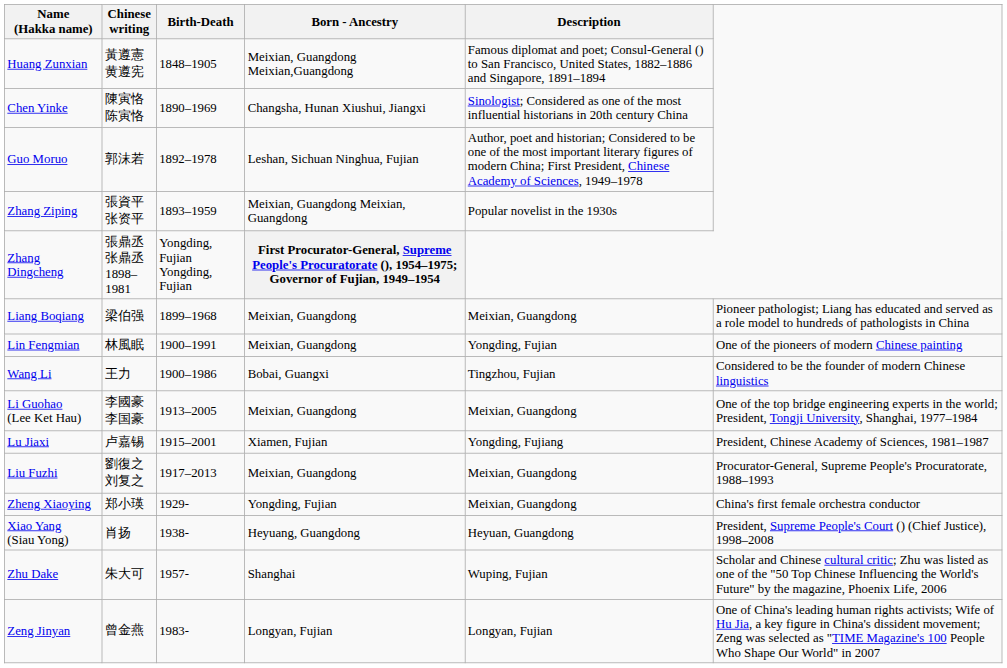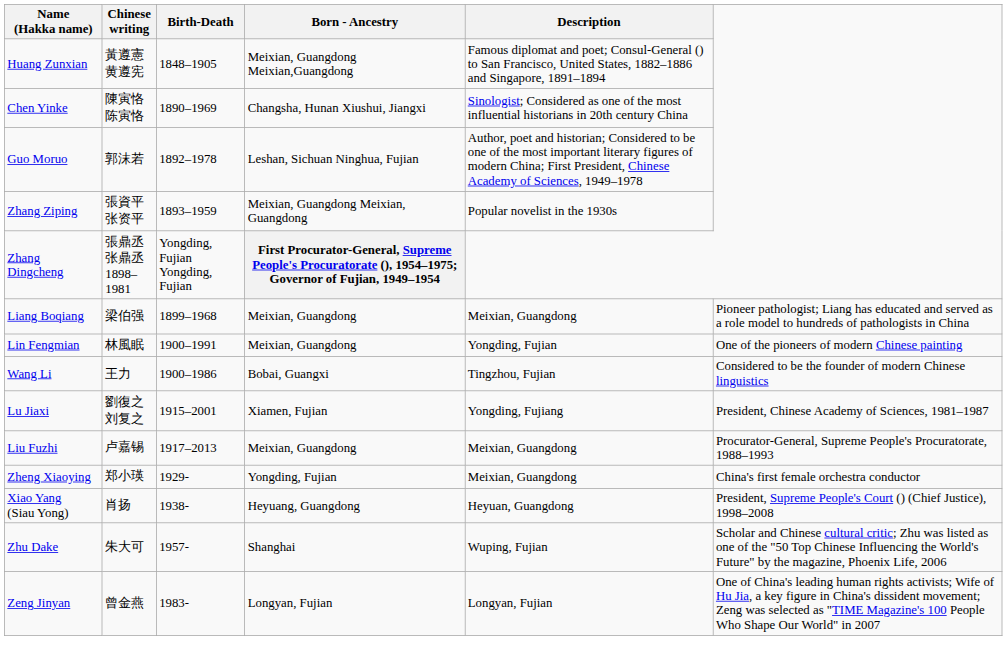- row: (44, 410)
(124, 441) 卢嘉锡 -> (124, 410) 劉復之 刘复之
(124, 472) 劉復之 刘复之 -> (124, 447) 卢嘉锡
